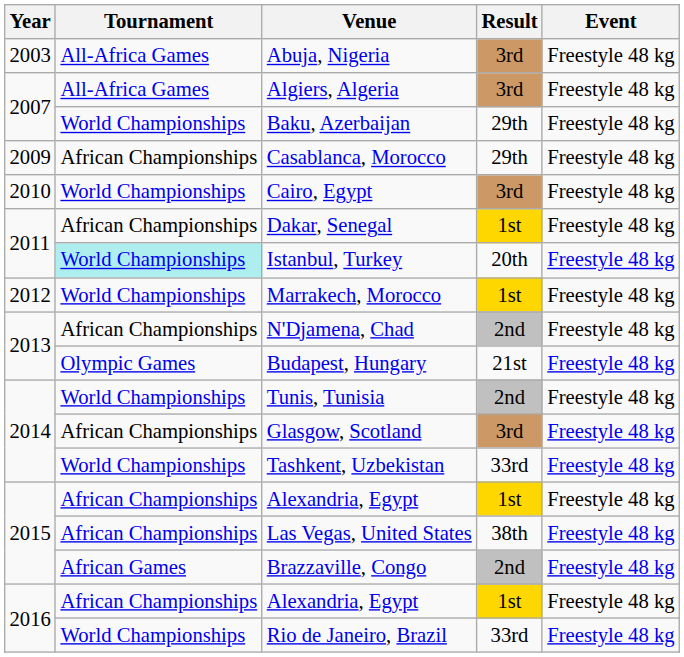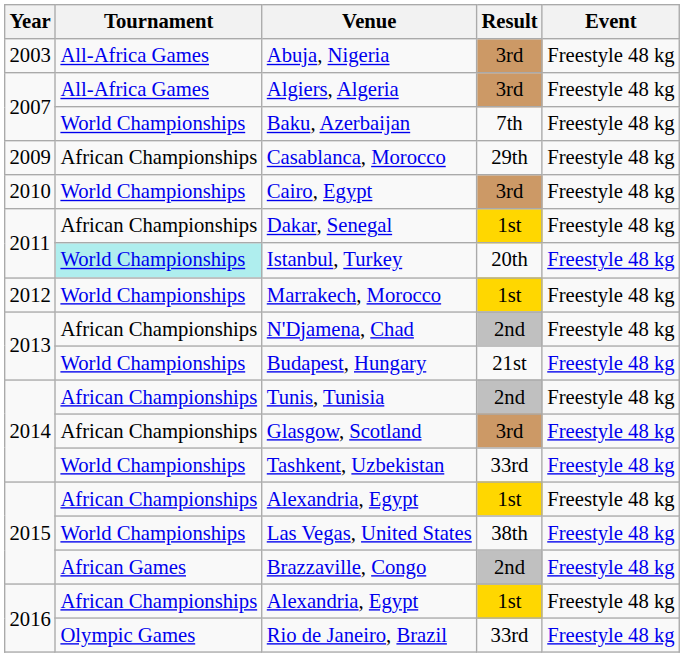(510, 123) 29th -> (510, 123) 7th
(128, 362) Olympic Games -> (153, 362) World Championships
(153, 396) World Championships -> (159, 396) African Championships
(159, 533) African Championships -> (153, 533) World Championships
(153, 635) World Championships -> (128, 635) Olympic Games
